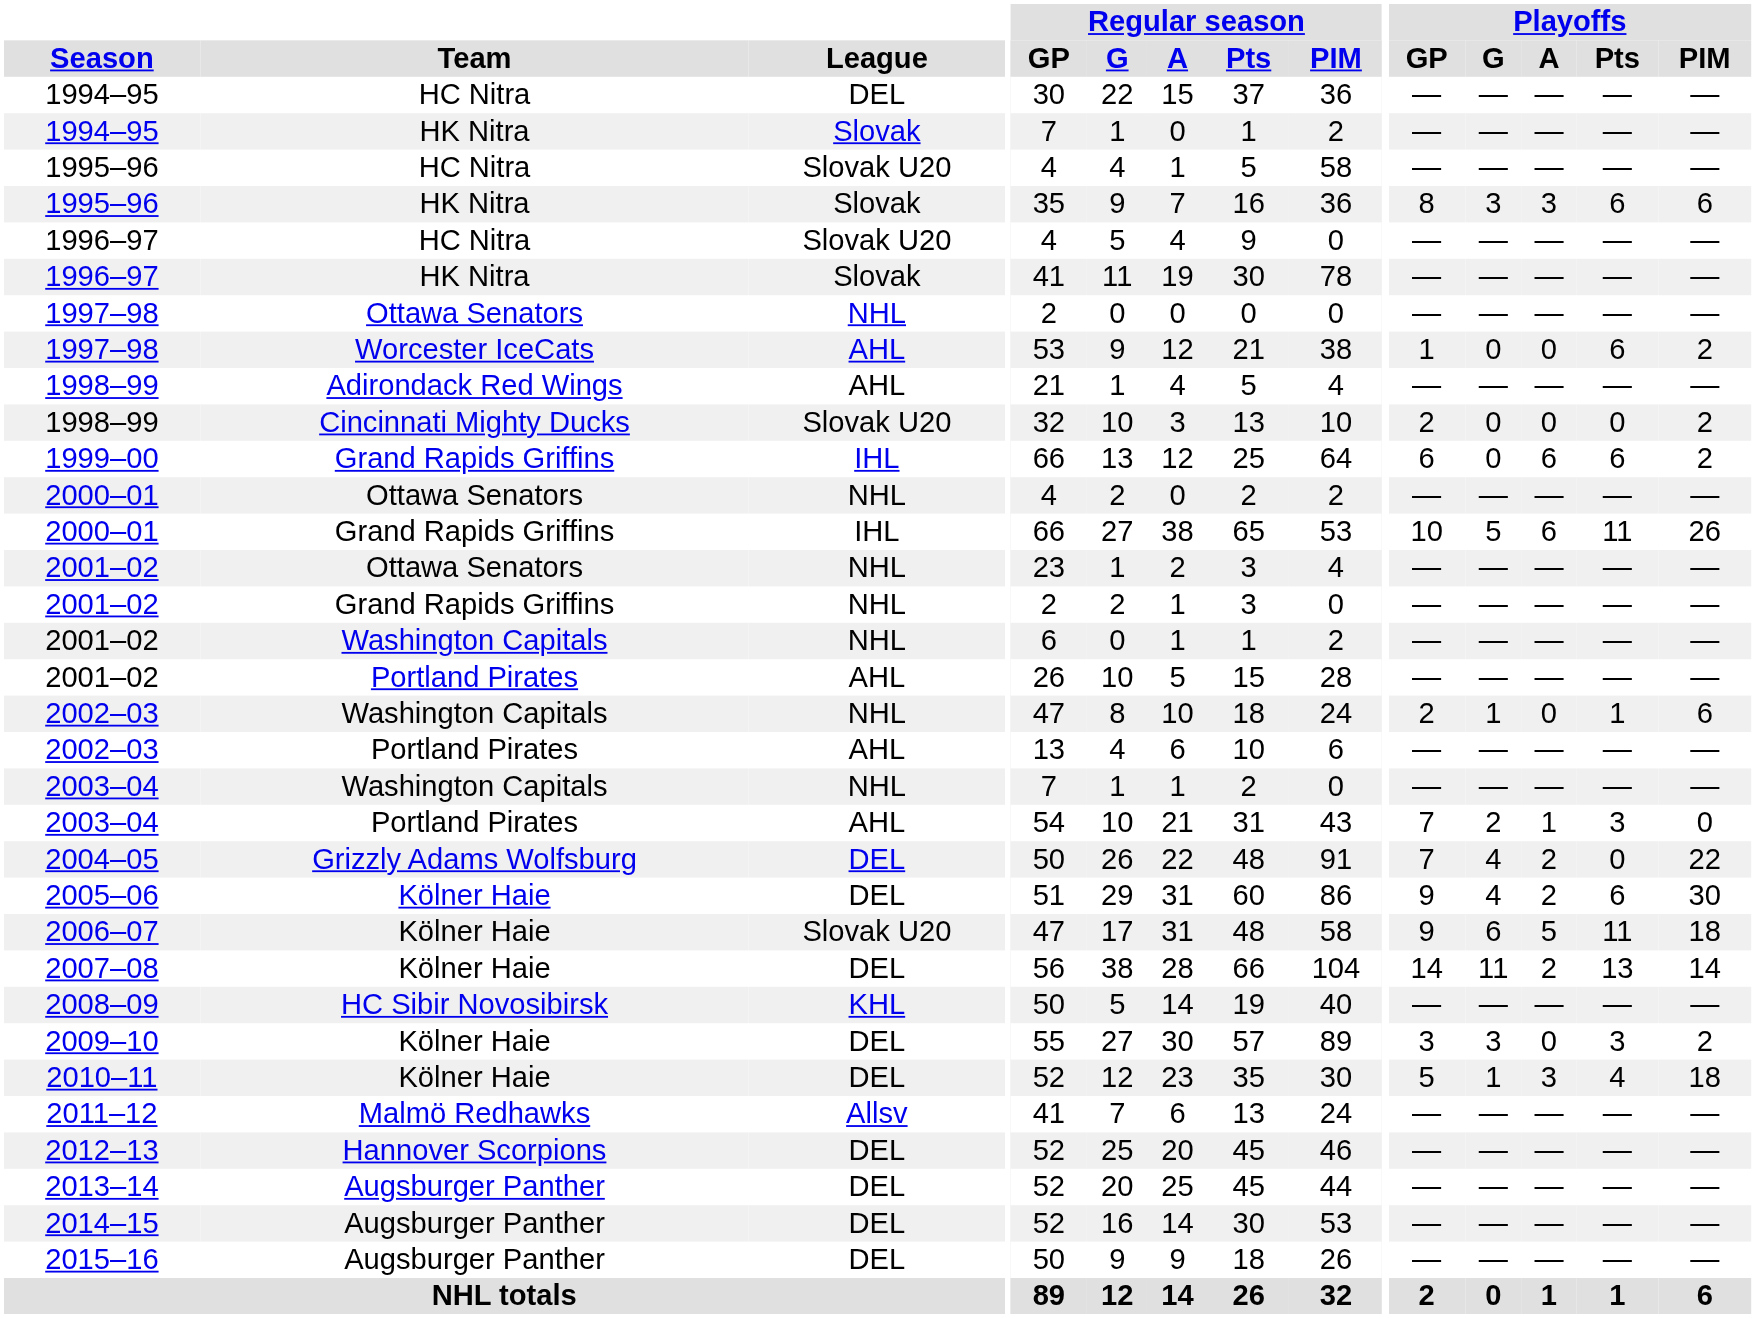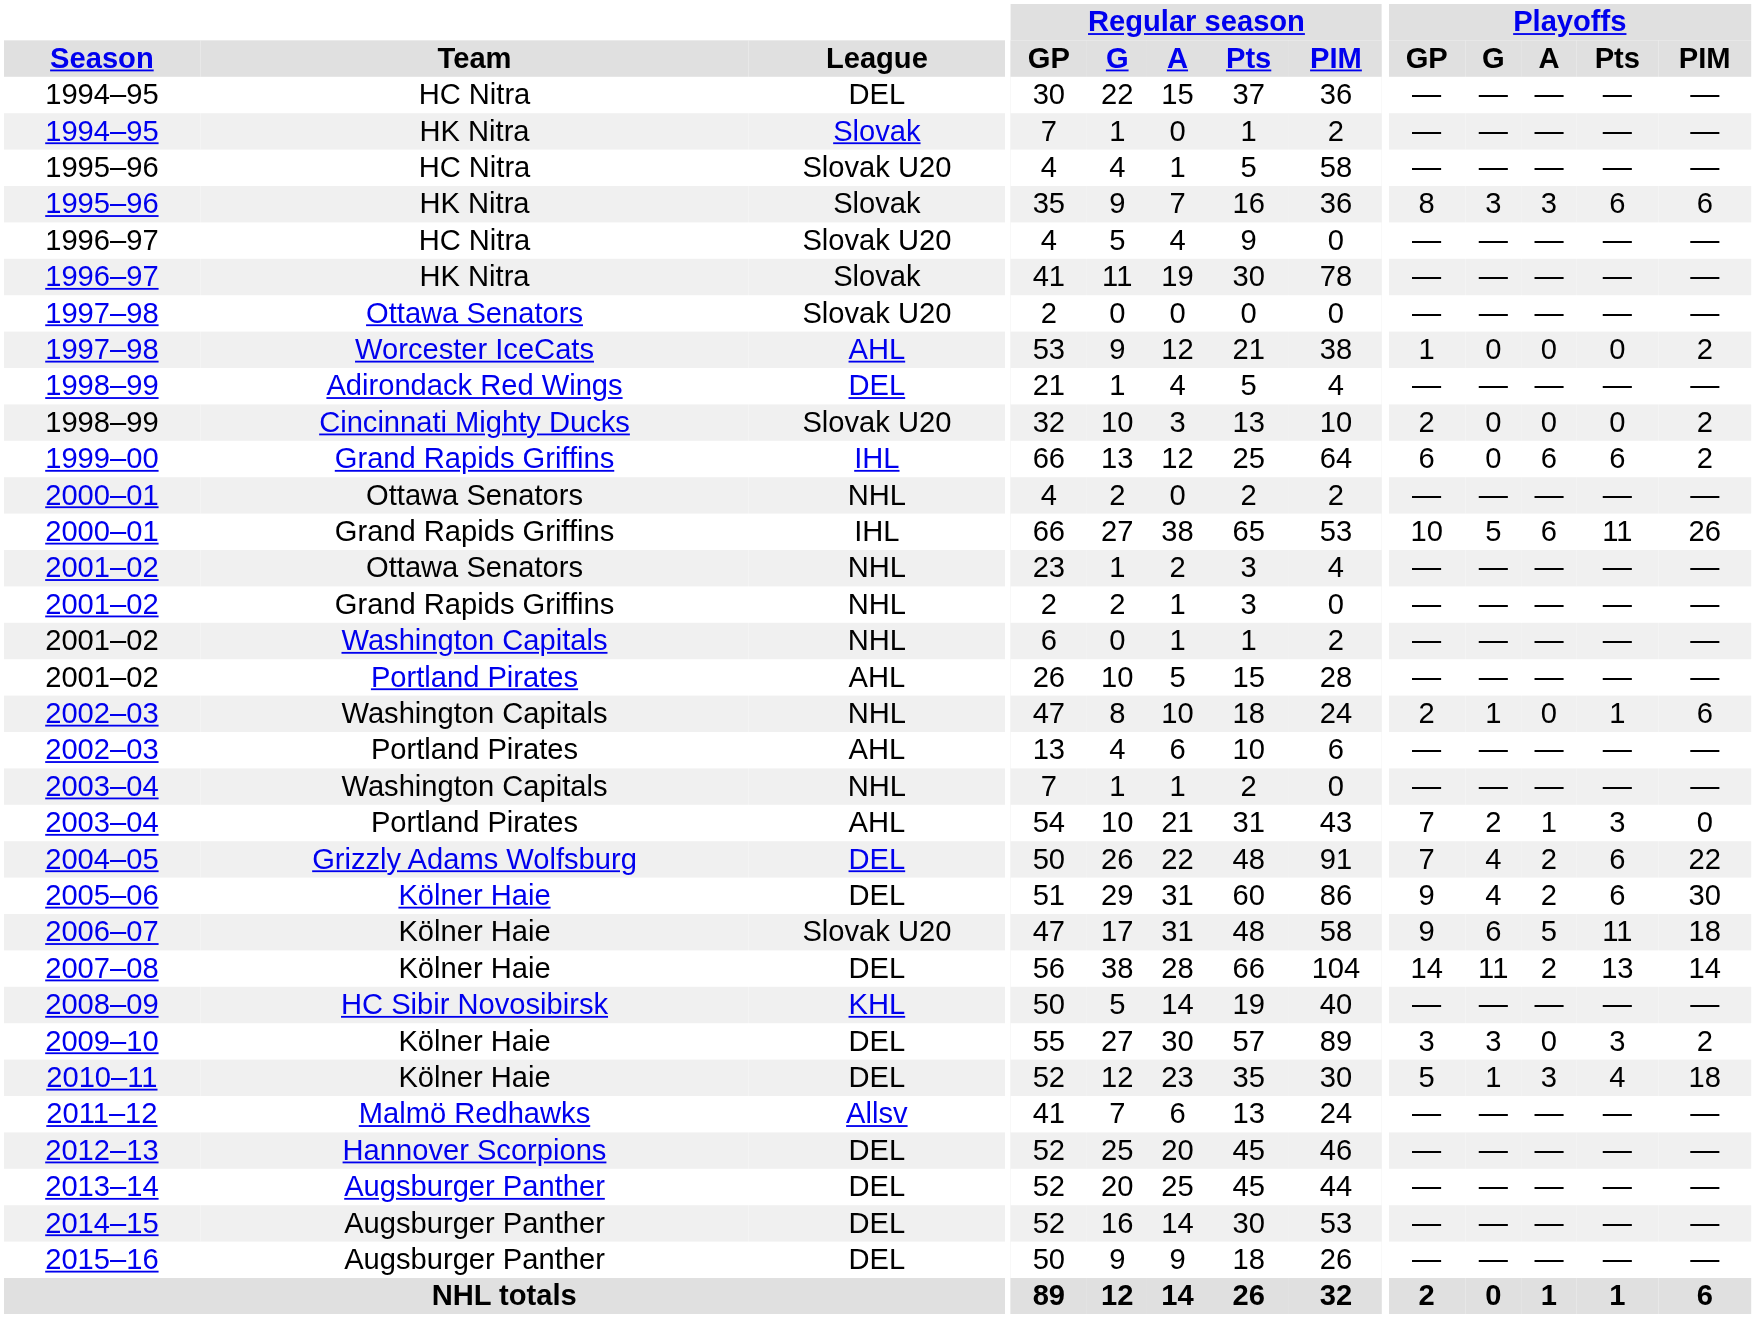(877, 312) NHL -> (877, 312) Slovak U20
(1617, 349) 6 -> (1617, 349) 0
(877, 385) AHL -> (877, 385) DEL
(1617, 858) 0 -> (1617, 858) 6
